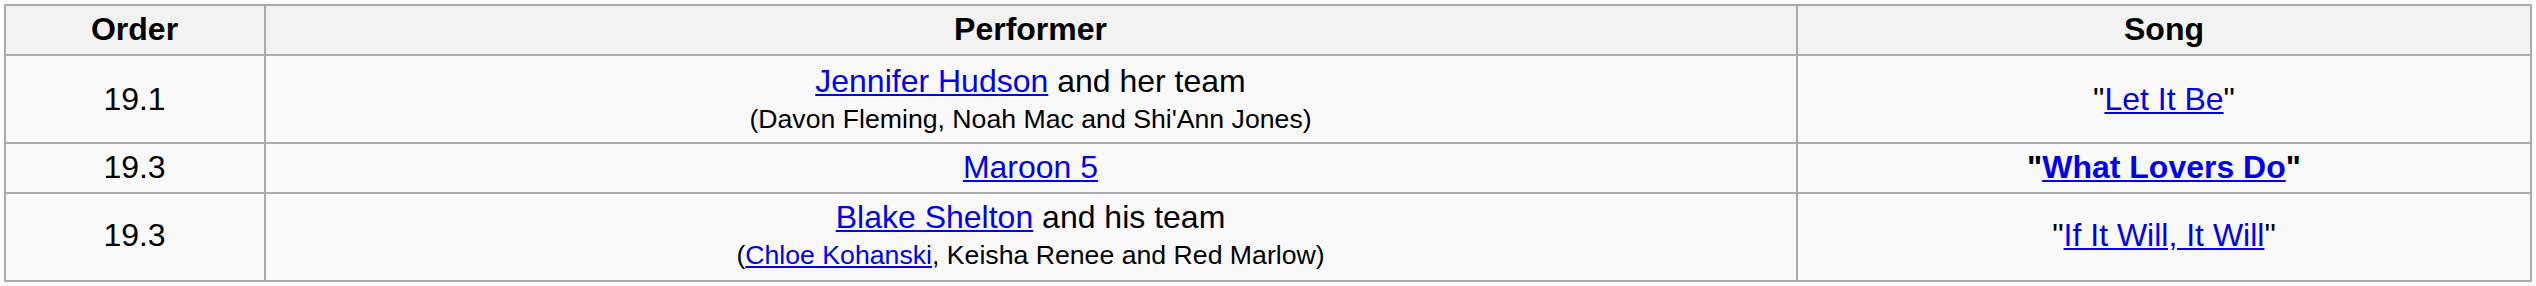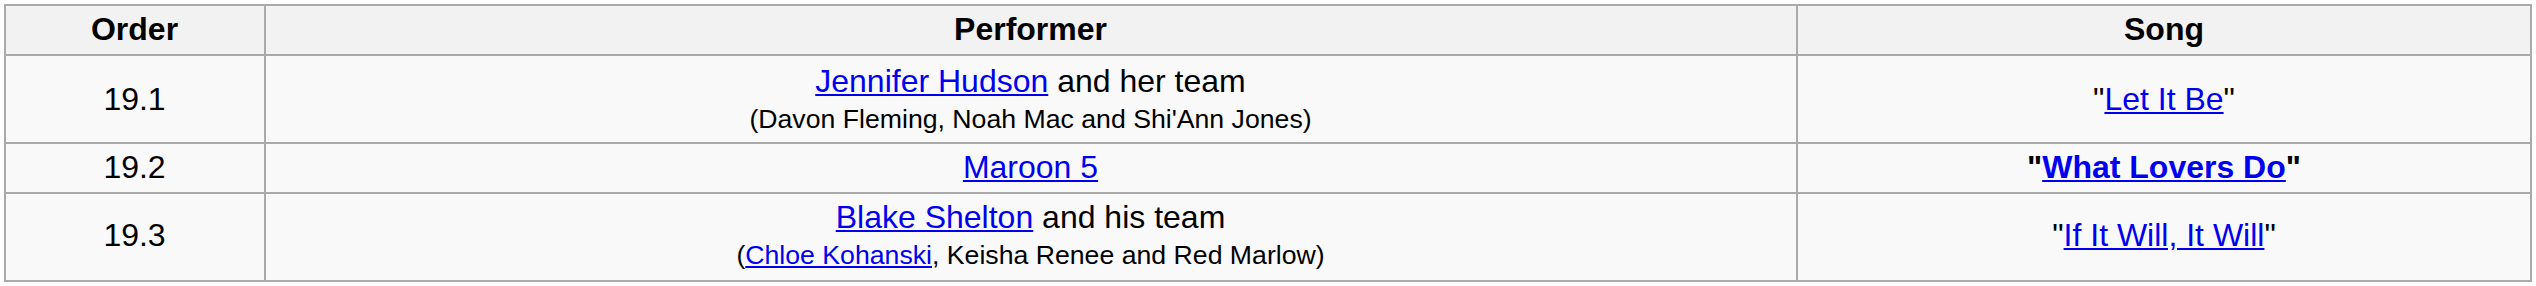(135, 167) 19.3 -> (135, 167) 19.2
